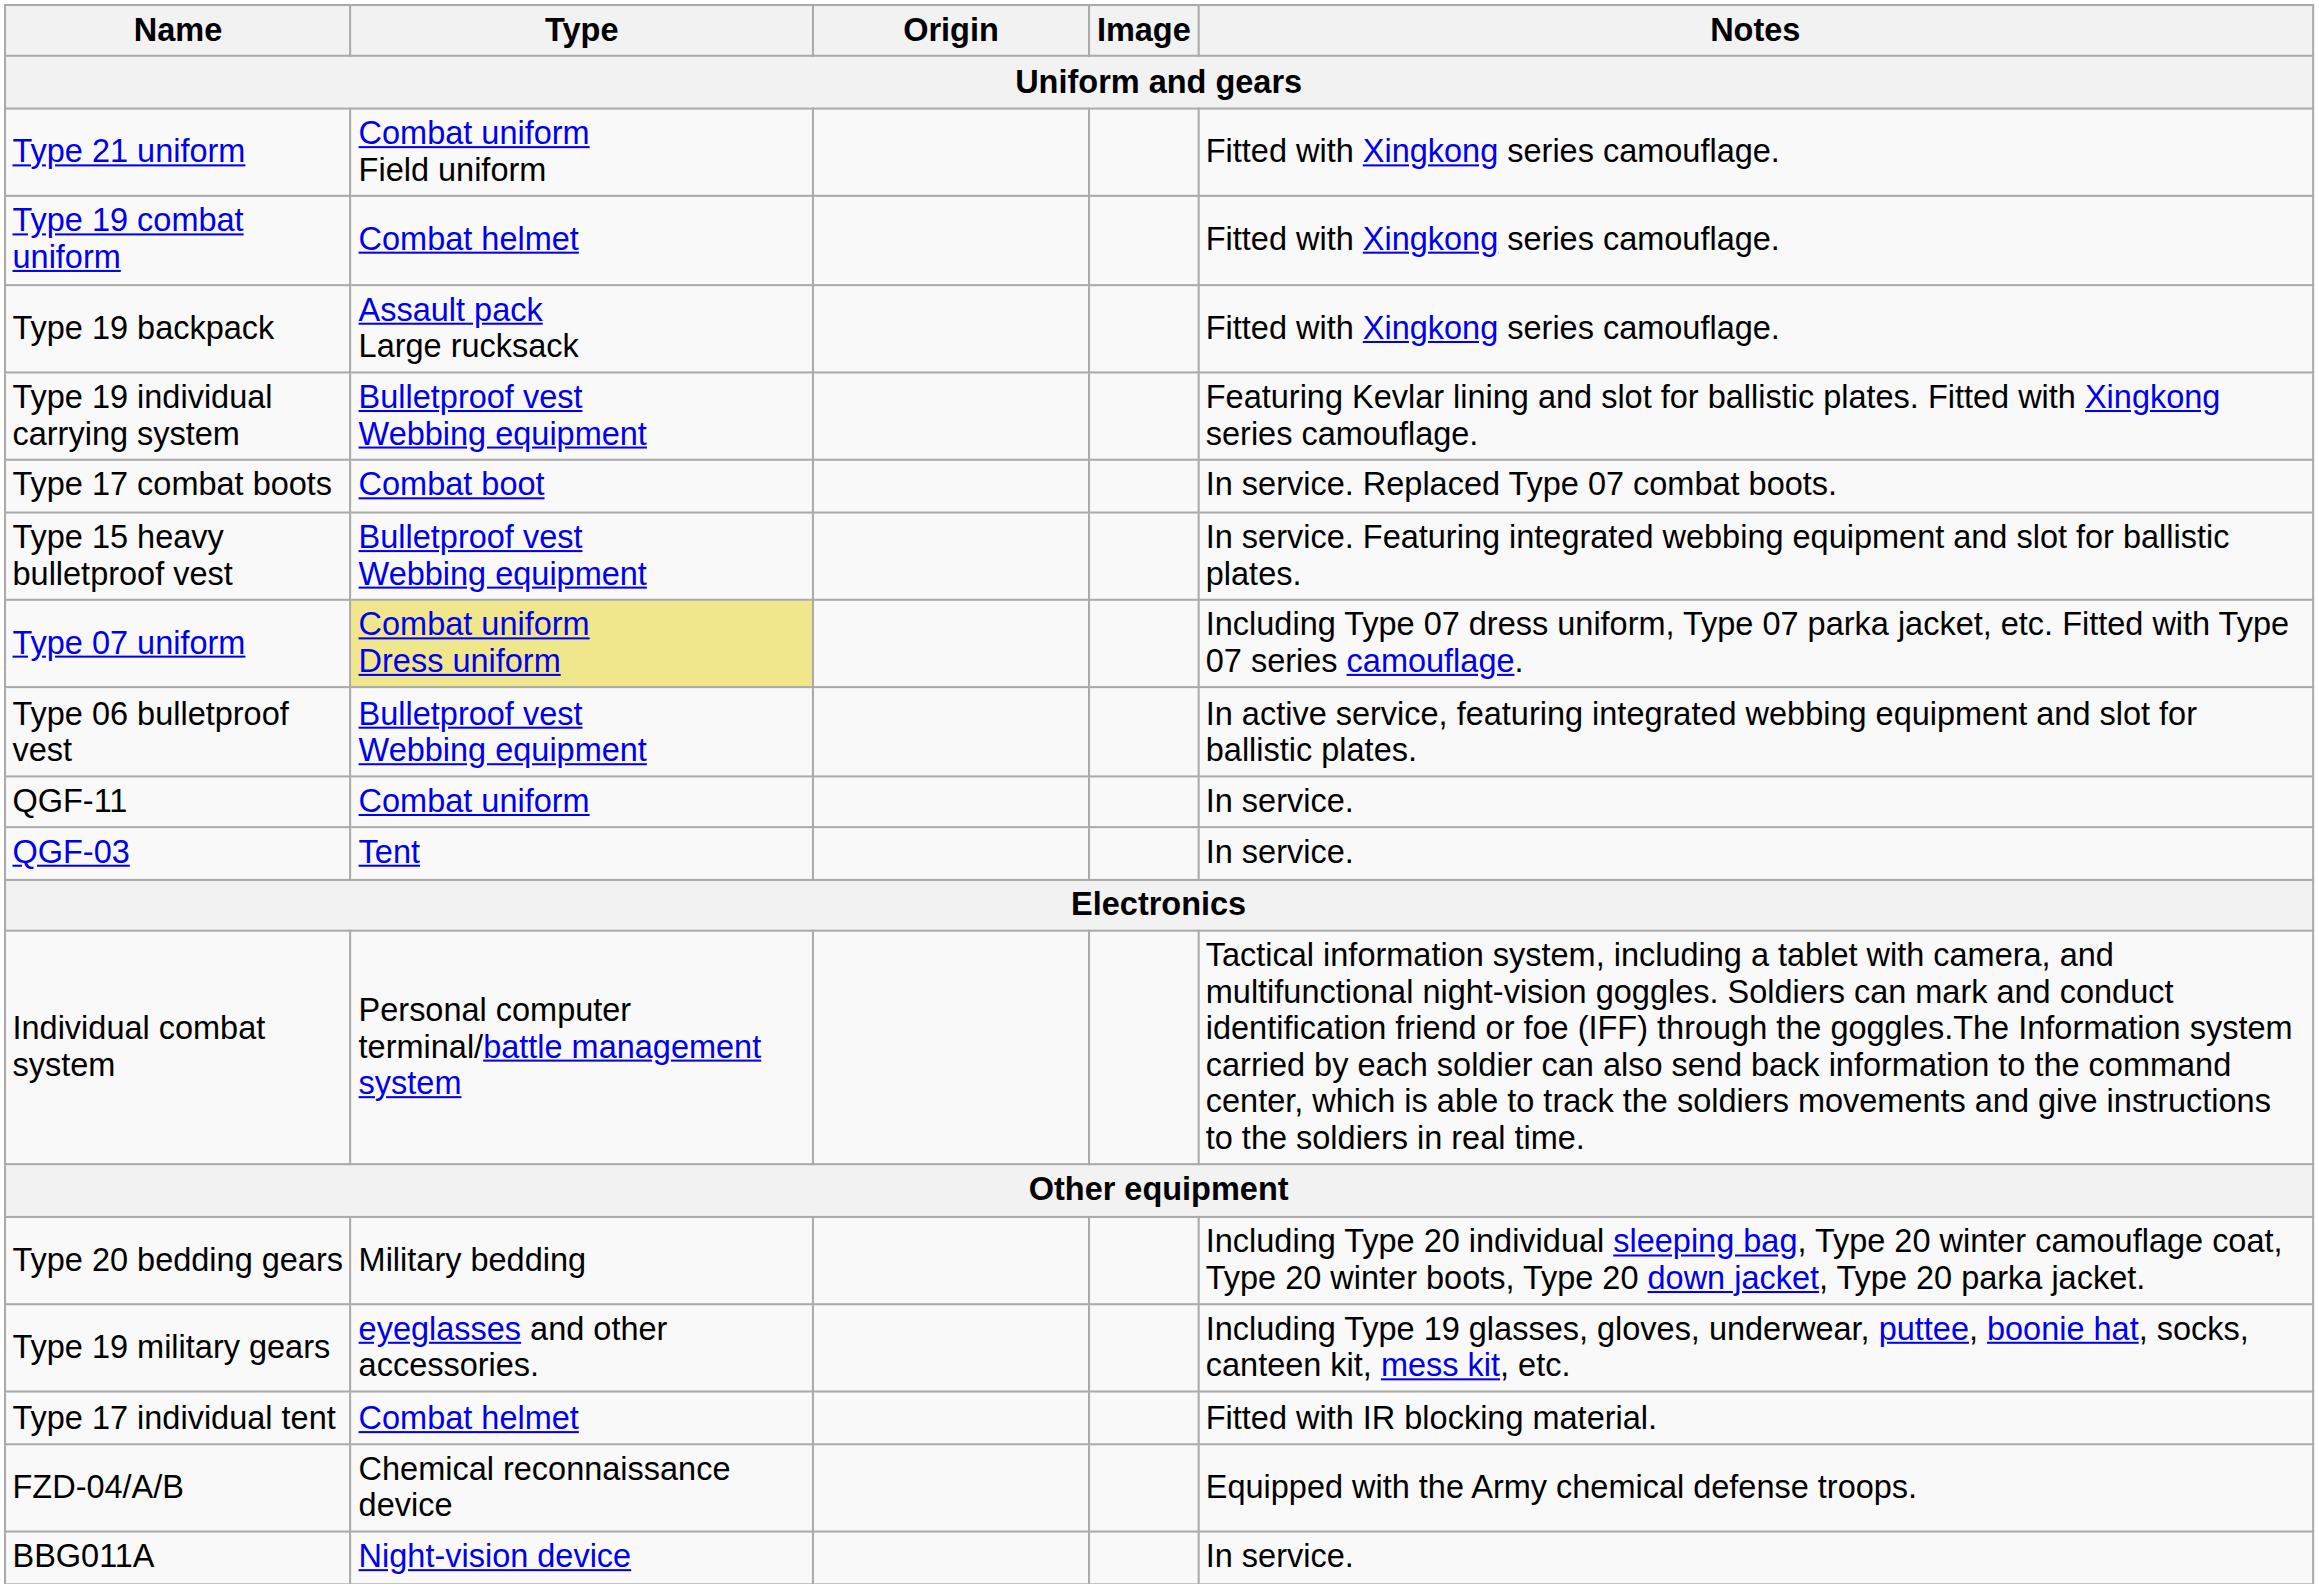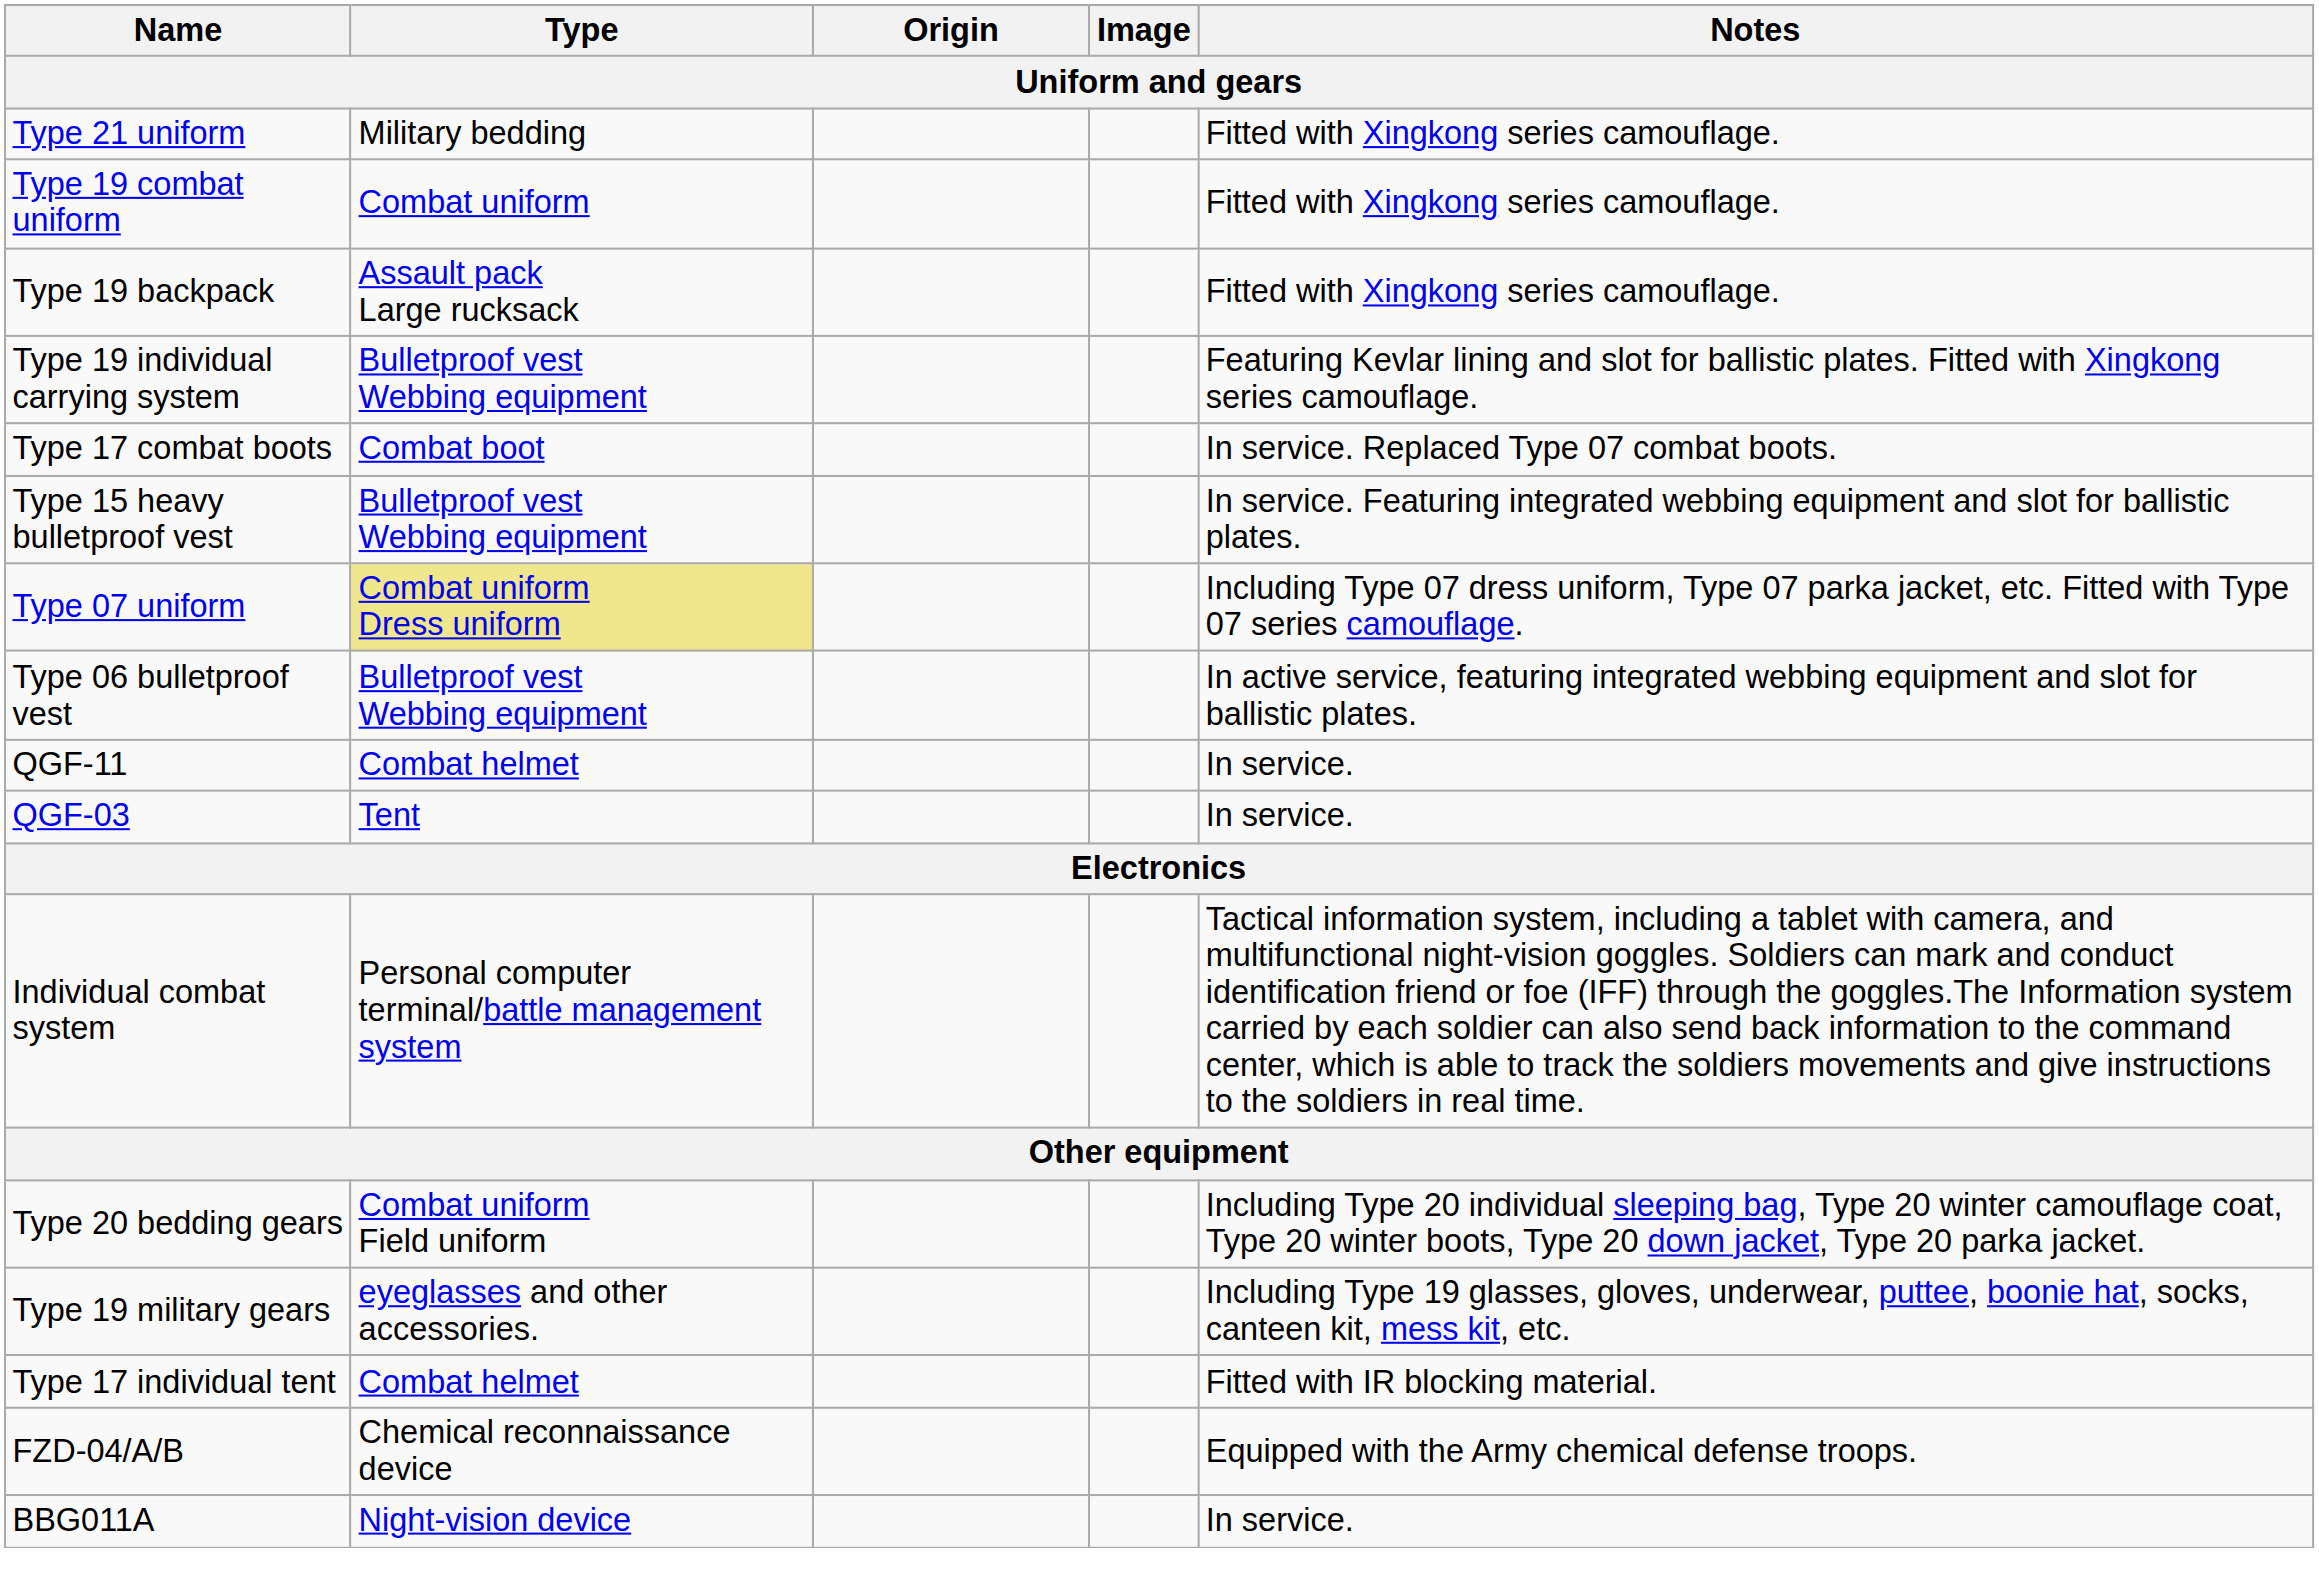(474, 151) Combat uniform Field uniform -> (472, 133) Military bedding
(469, 239) Combat helmet -> (474, 203) Combat uniform
(474, 801) Combat uniform -> (469, 764) Combat helmet
(472, 1259) Military bedding -> (474, 1223) Combat uniform Field uniform
